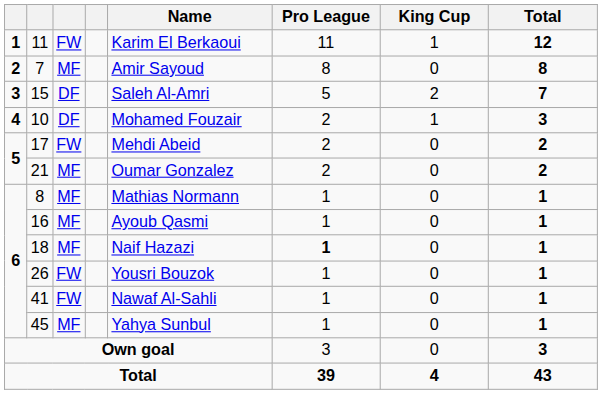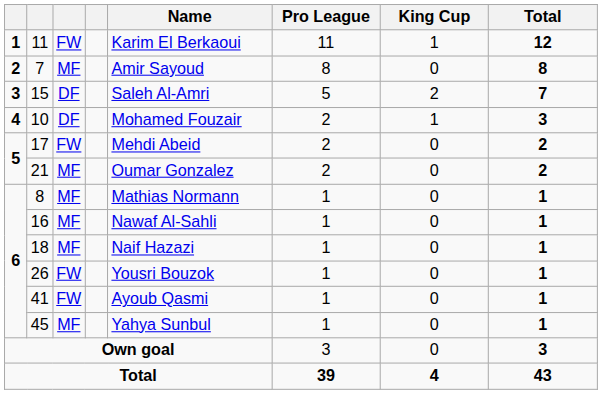(160, 222) Ayoub Qasmi -> (164, 222) Nawaf Al-Sahli
(326, 247) bold -> (326, 247) normal
(164, 299) Nawaf Al-Sahli -> (160, 299) Ayoub Qasmi
